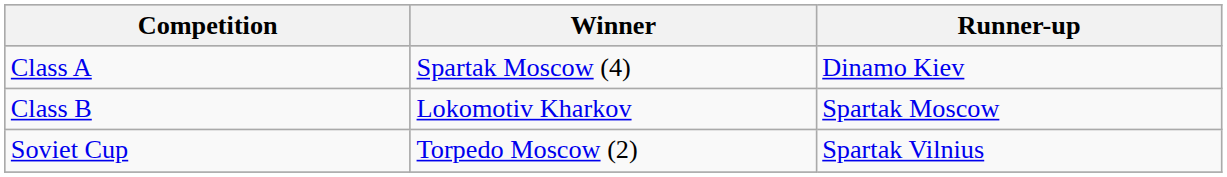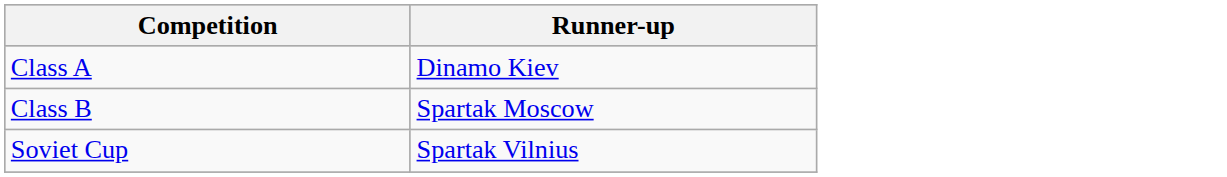- column: (613, 25)
